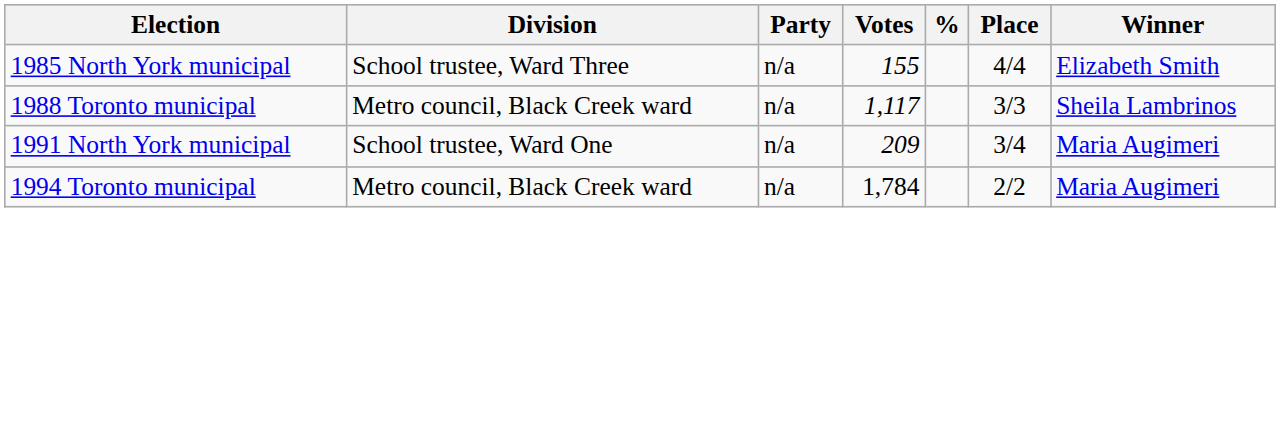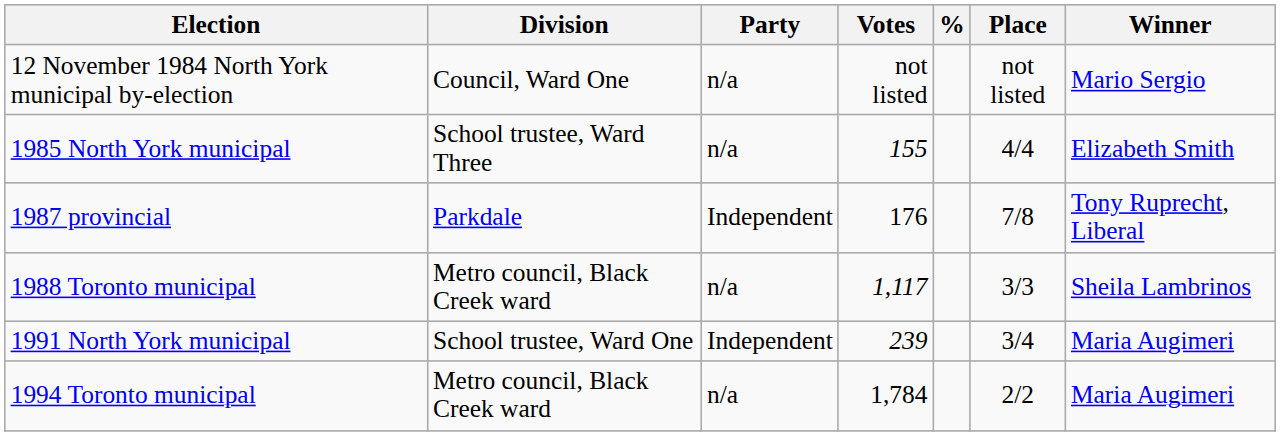+ row: (169, 79)
+ row: (91, 217)
(780, 145) n/a -> (770, 340) Independent
(900, 145) 209 -> (908, 340) 239
